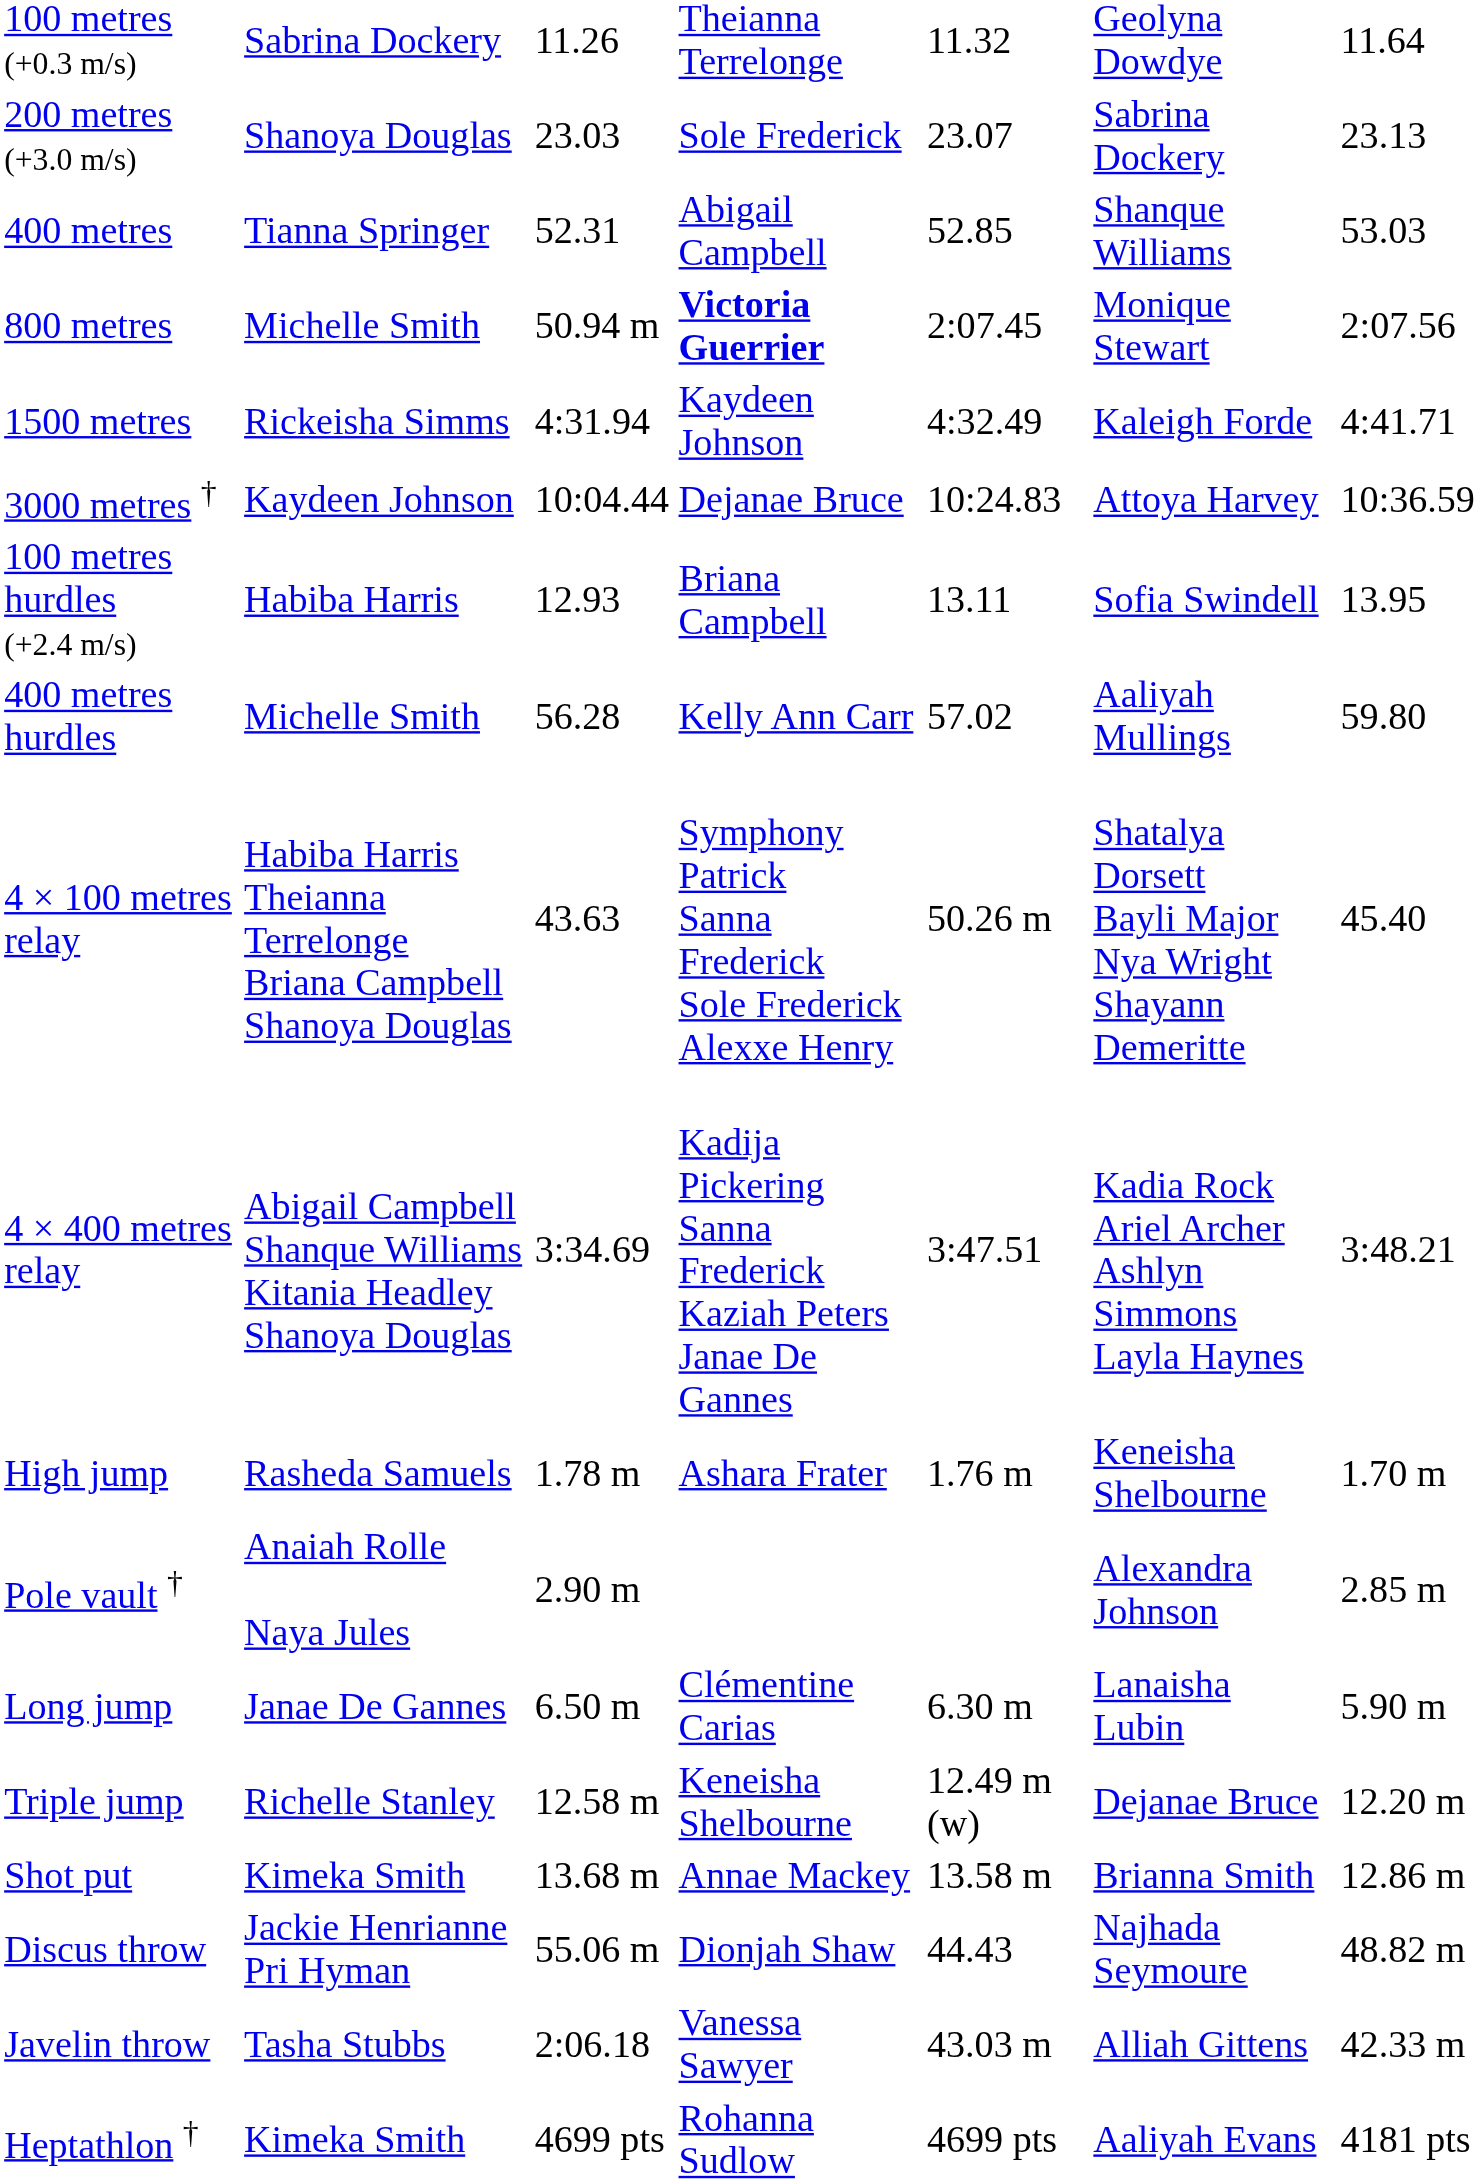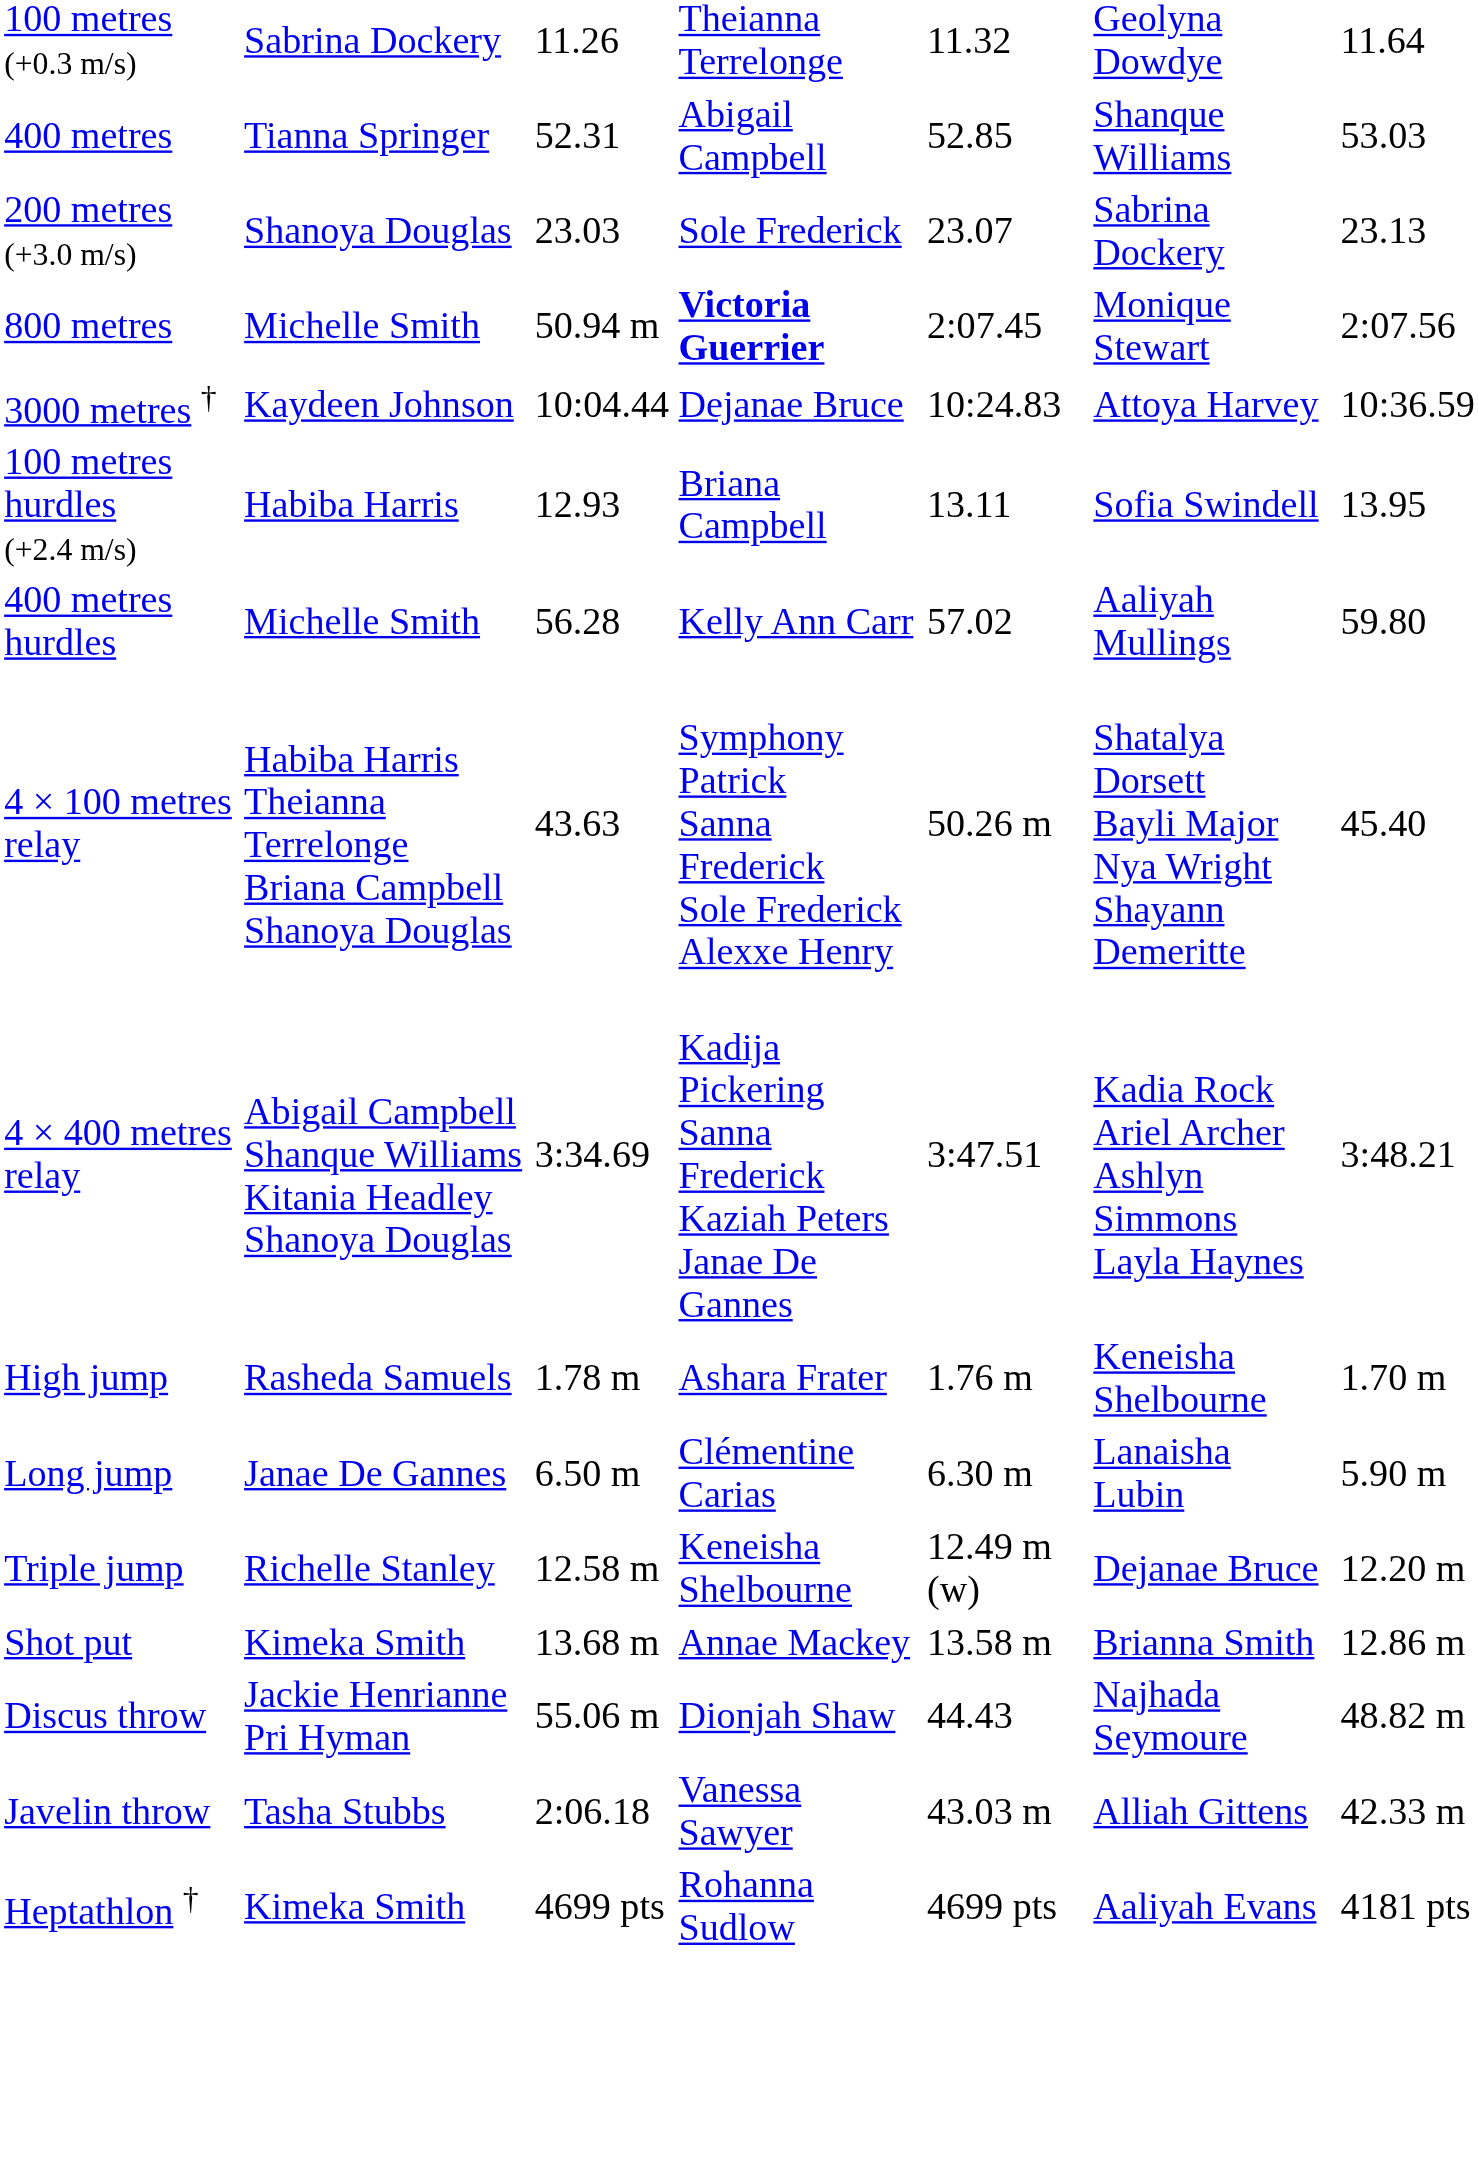rows swapped: (88, 135) <-> (88, 230)
- row: (98, 421)
- row: (94, 1590)
